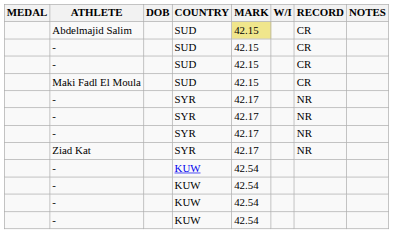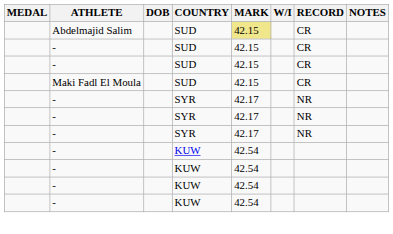- row: (72, 151)
